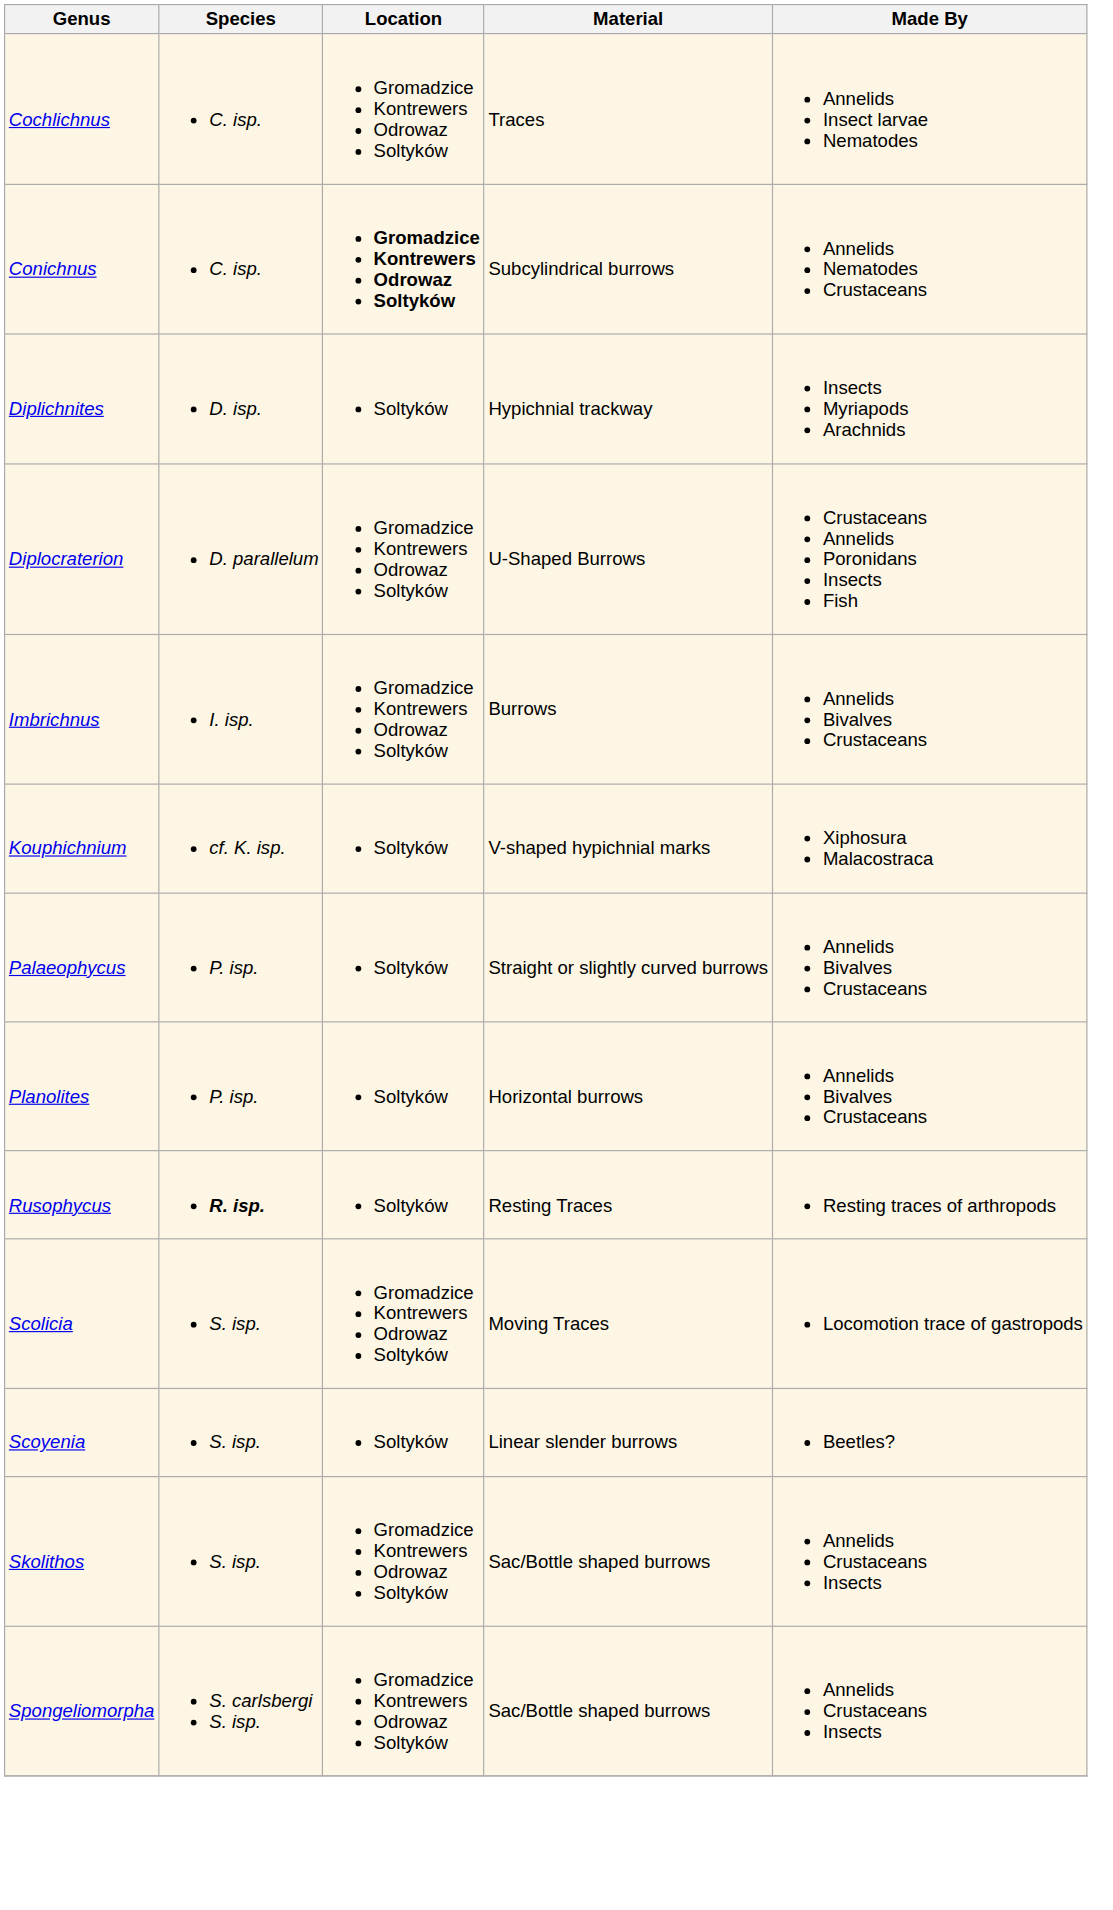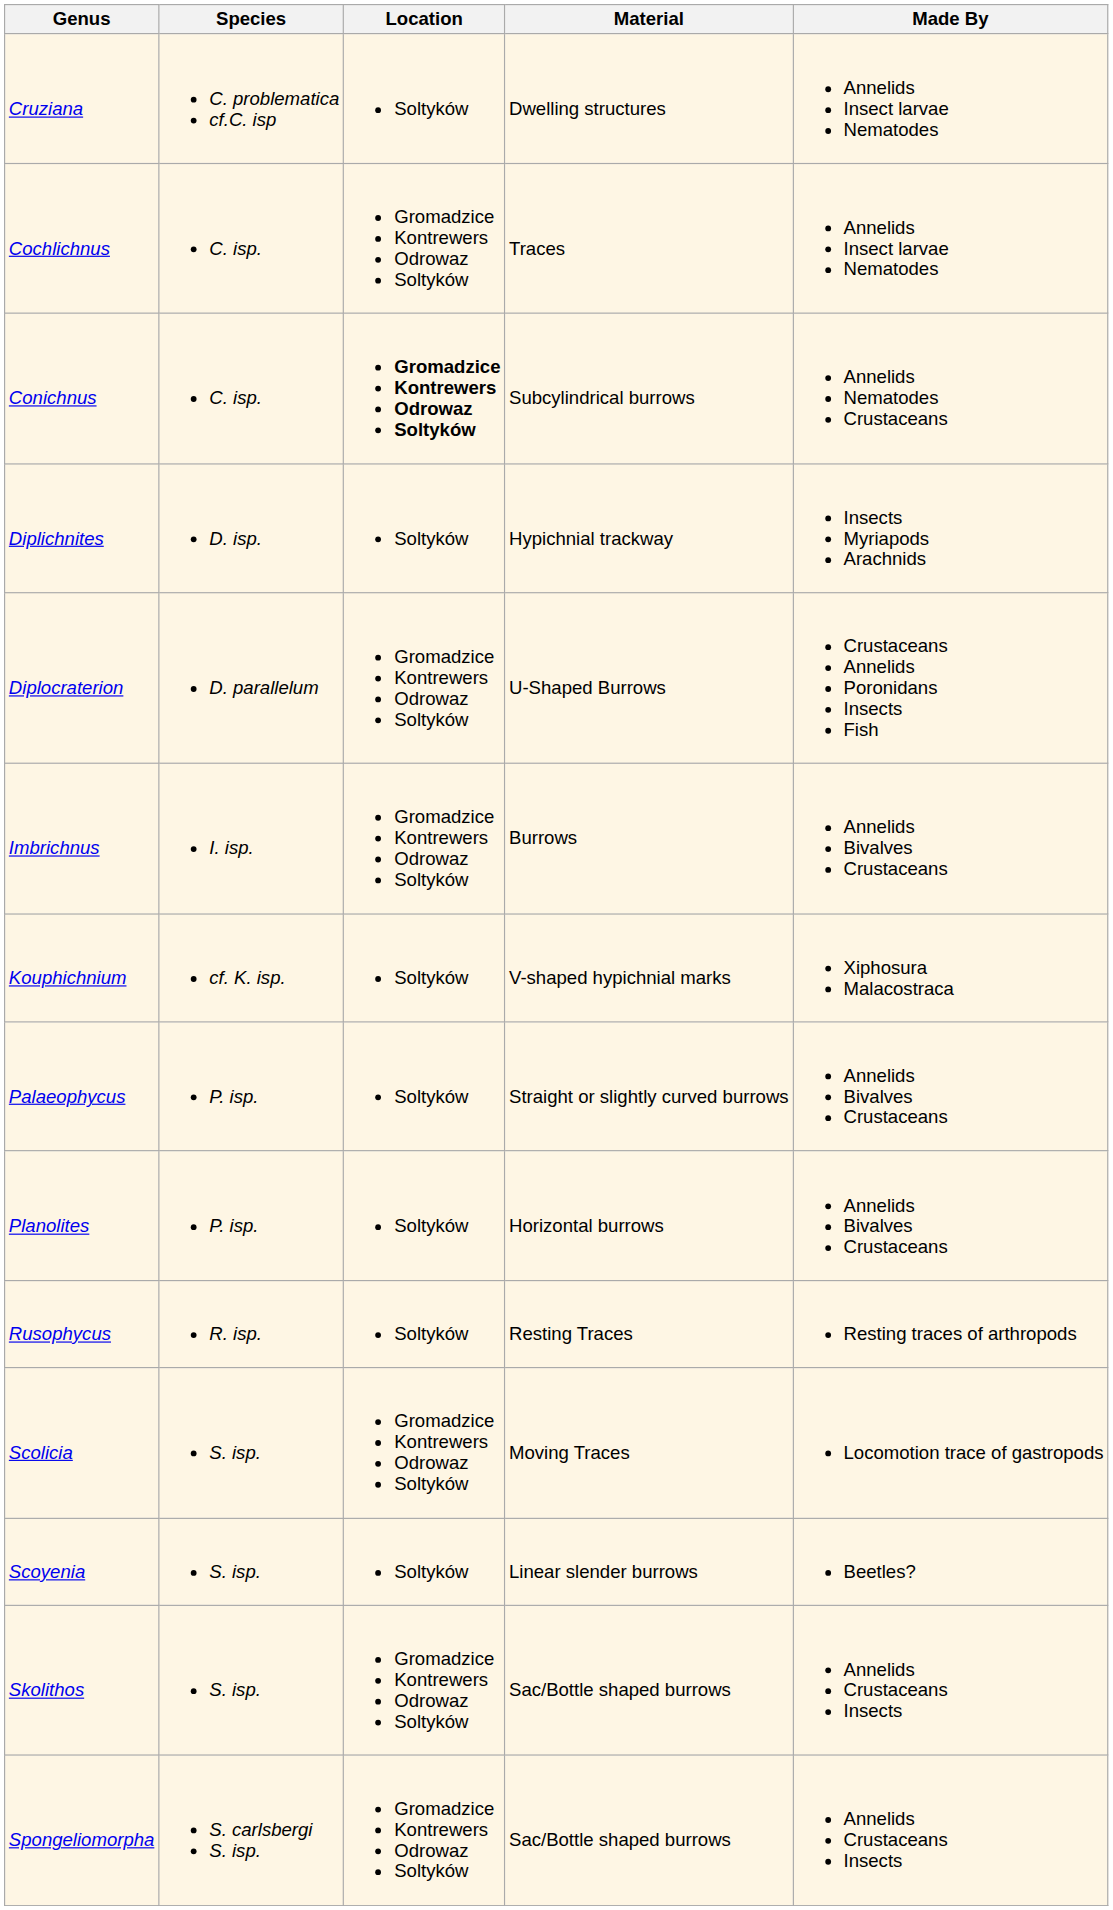+ row: (46, 108)
(241, 1205) bold -> (251, 1334) normal
